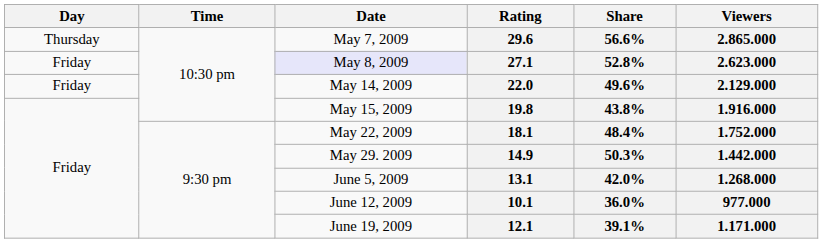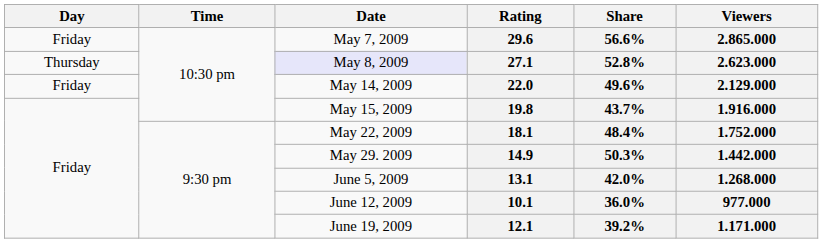(72, 39) Thursday -> (72, 39) Friday
(72, 62) Friday -> (72, 62) Thursday
(625, 109) 43.8% -> (625, 109) 43.7%
(625, 226) 39.1% -> (625, 226) 39.2%
